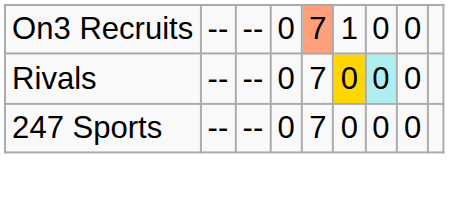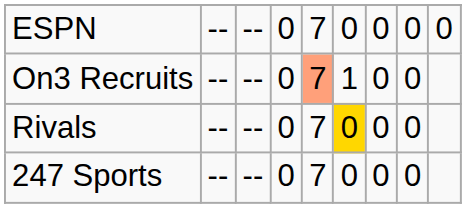+ row: (54, 29)
(381, 78) paleturquoise background -> (381, 127) no background
